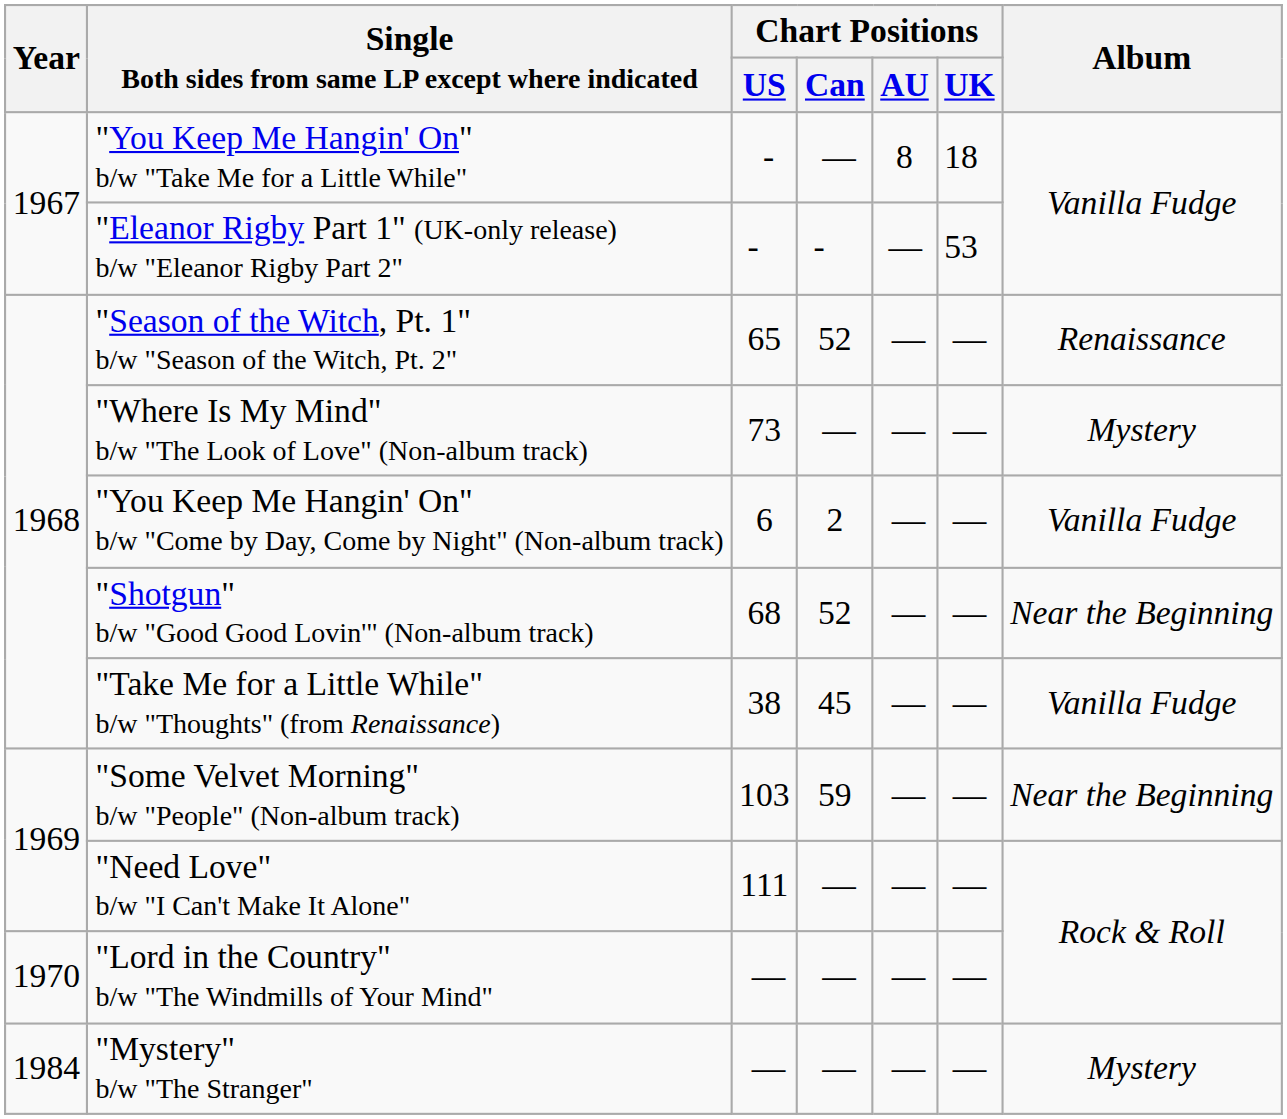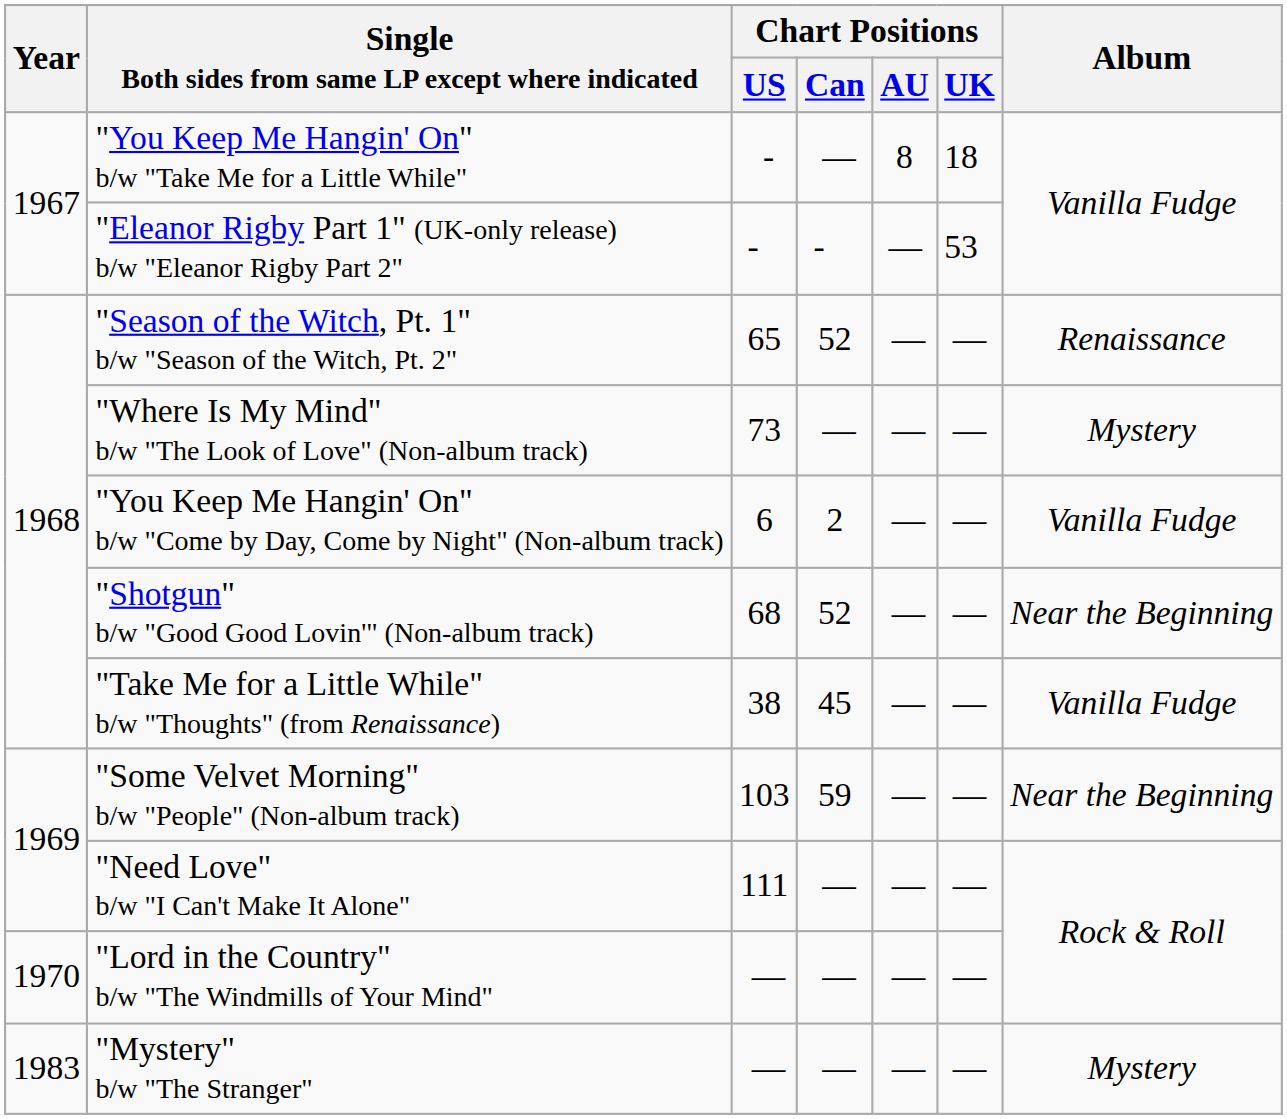(46, 1067) 1984 -> (46, 1067) 1983
